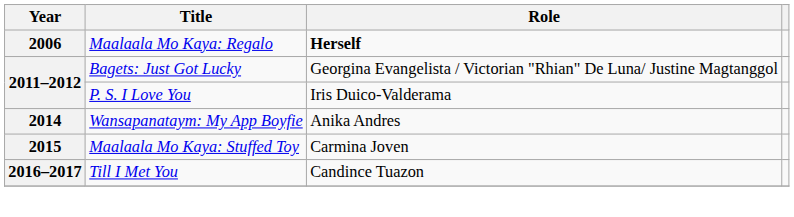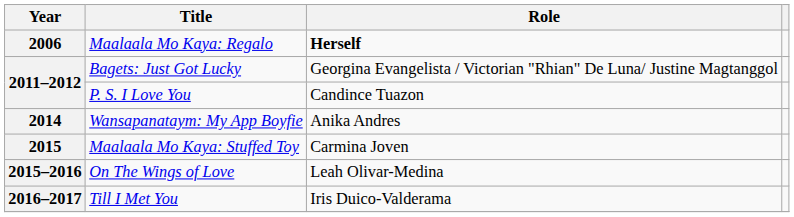(381, 95) Iris Duico-Valderama -> (367, 95) Candince Tuazon
+ row: (162, 172)
(367, 172) Candince Tuazon -> (381, 198) Iris Duico-Valderama
